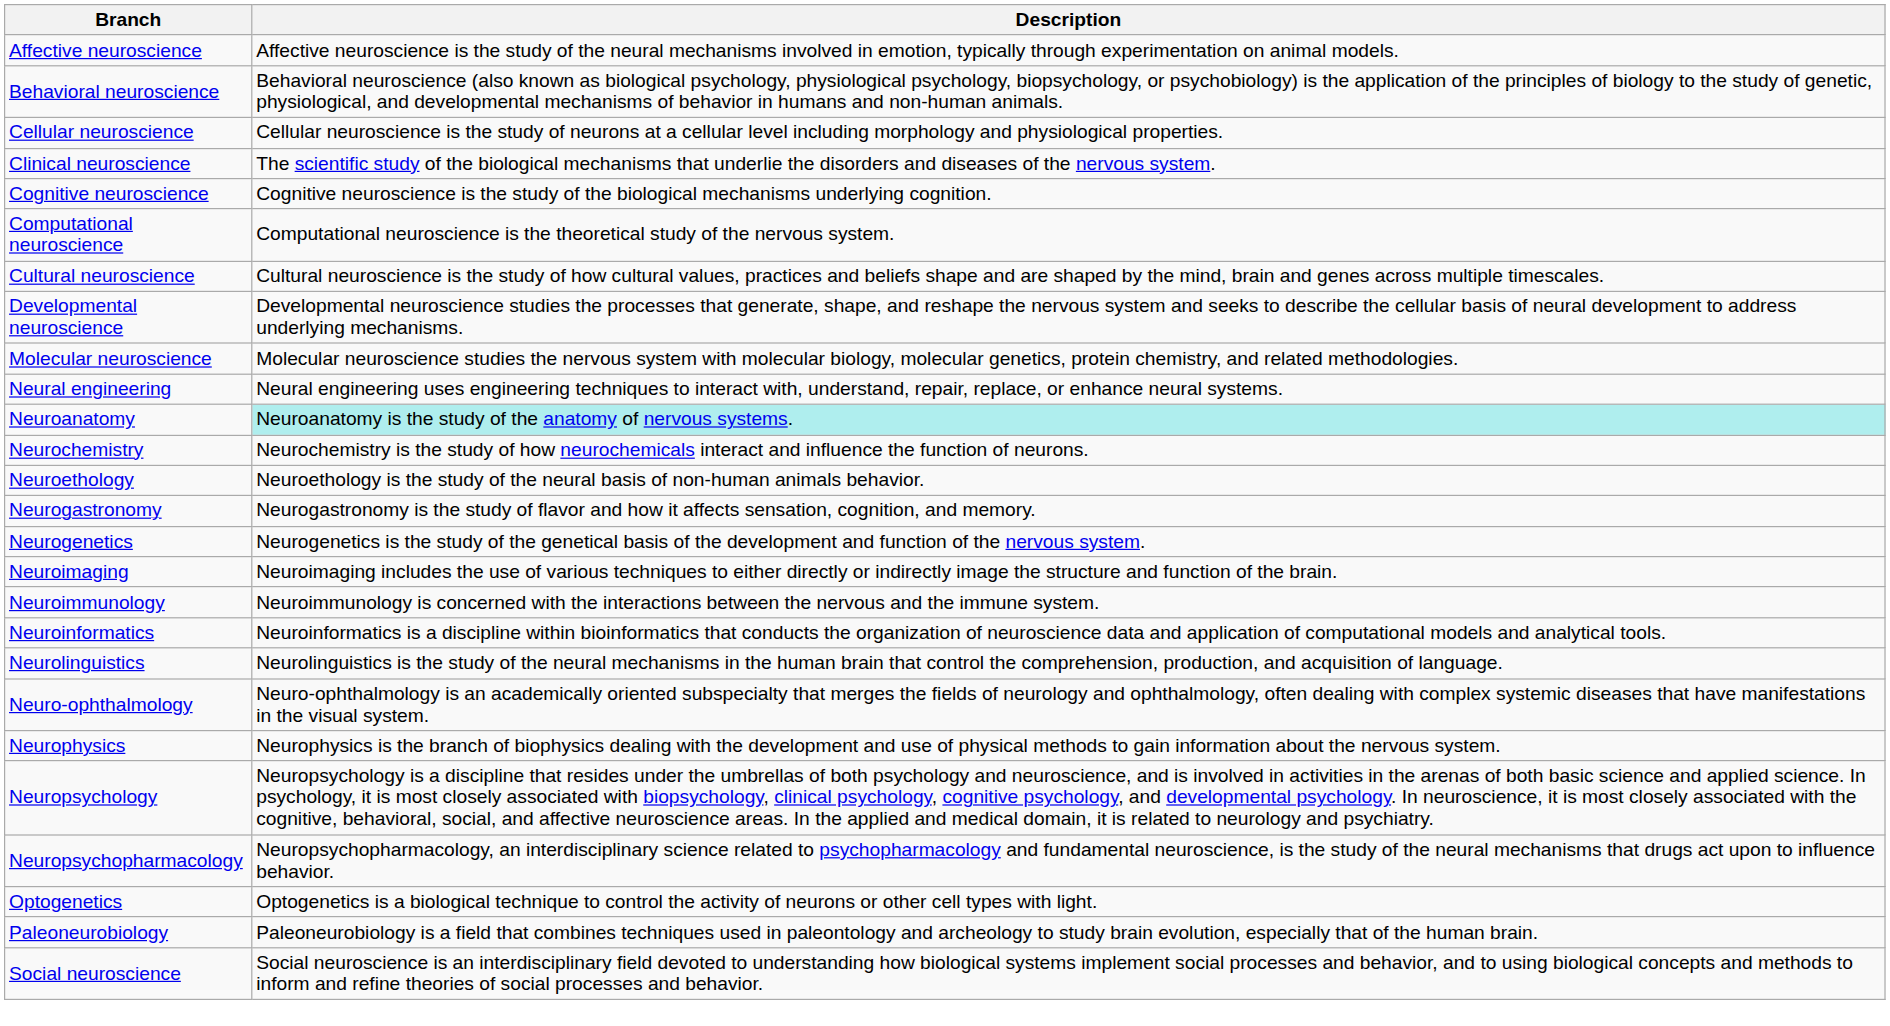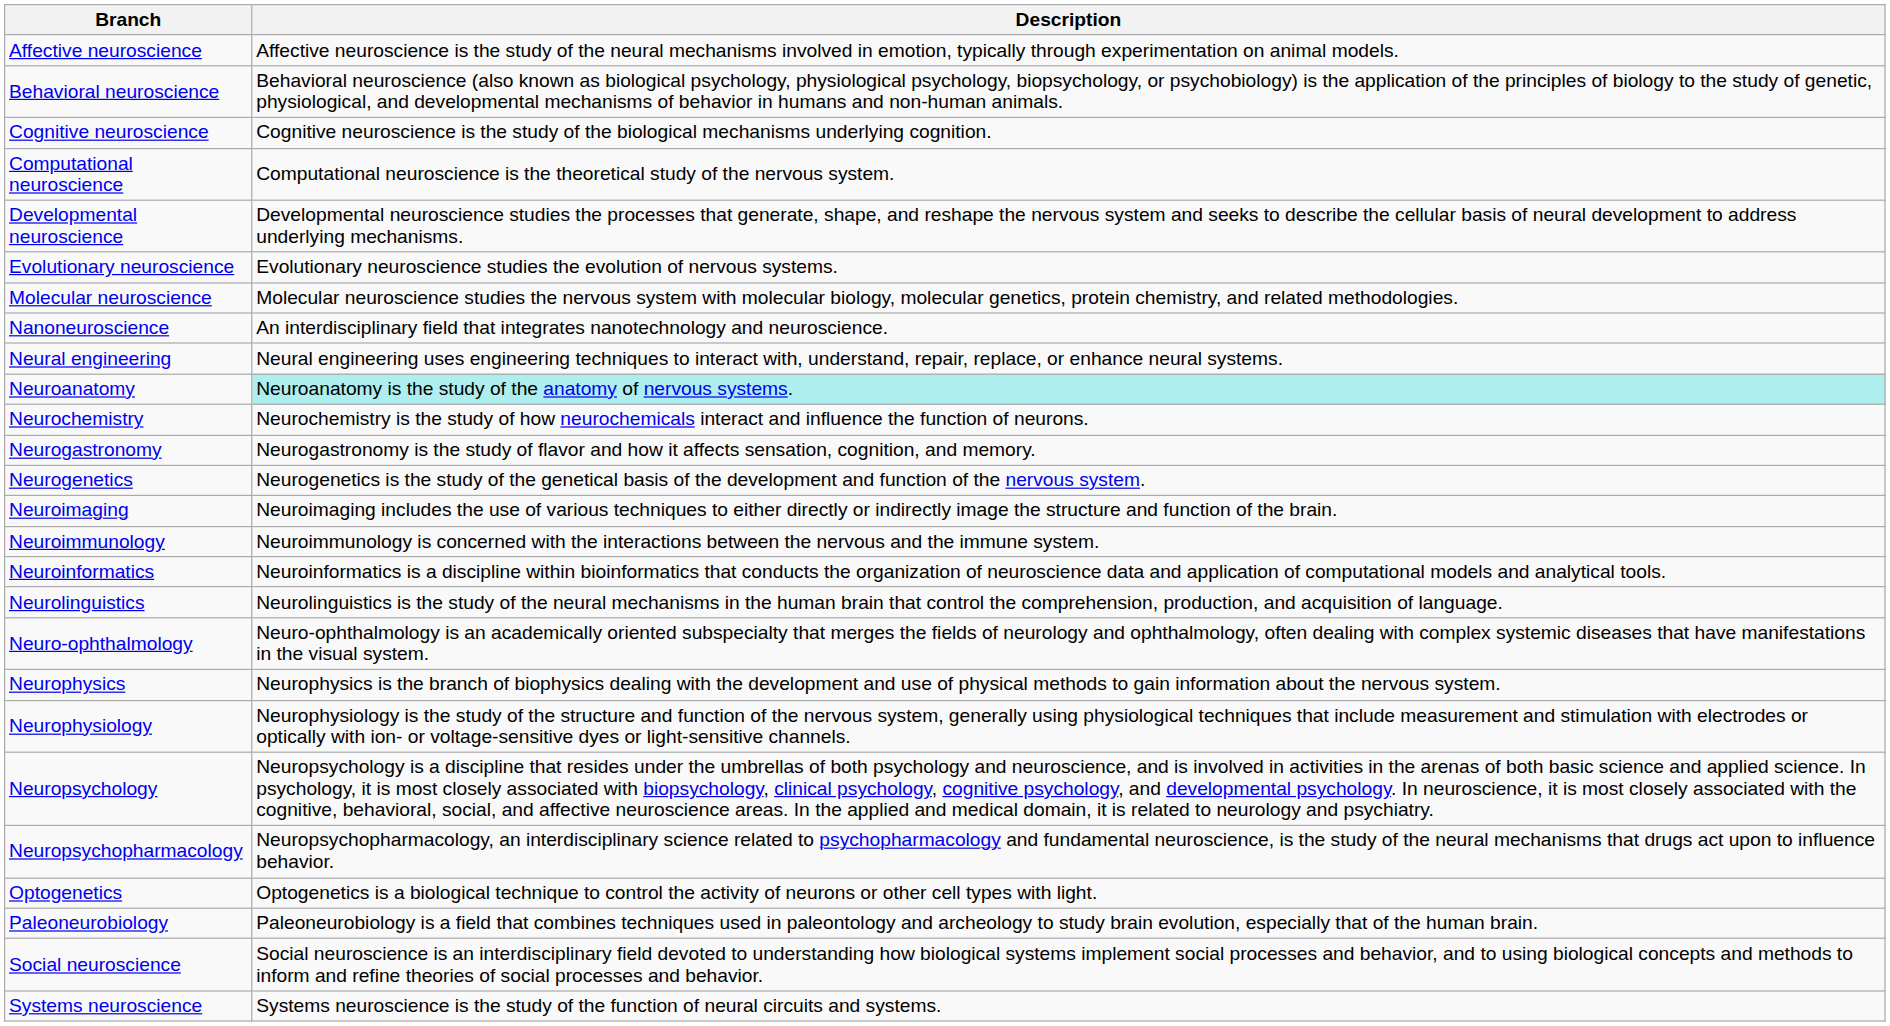- row: (101, 132)
- row: (100, 163)
- row: (102, 276)
+ row: (122, 267)
+ row: (89, 328)
- row: (71, 480)
+ row: (81, 725)
+ row: (106, 1005)
